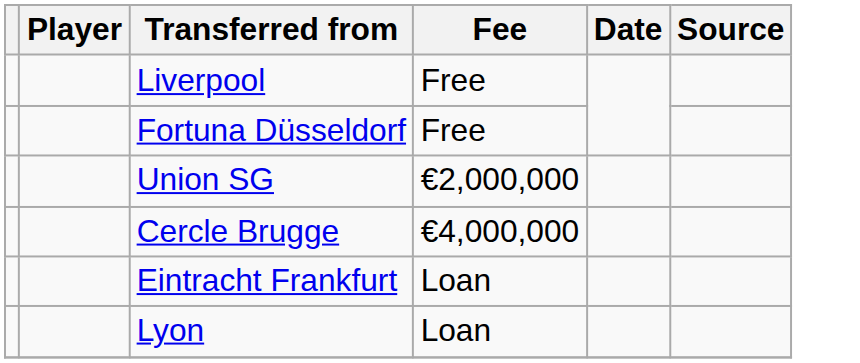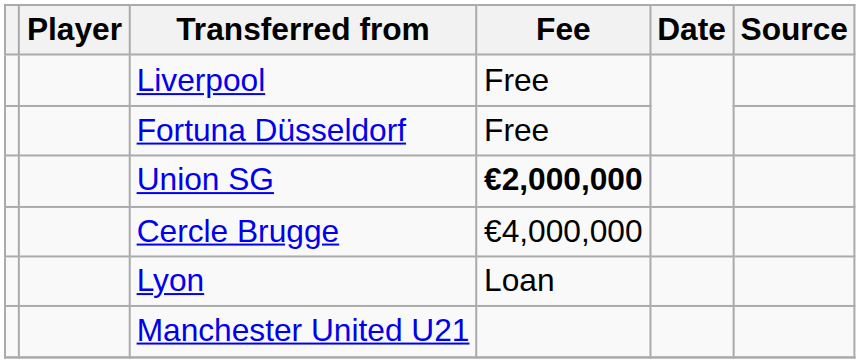(500, 180) normal -> (563, 180) bold
- row: (267, 280)
+ row: (303, 331)
